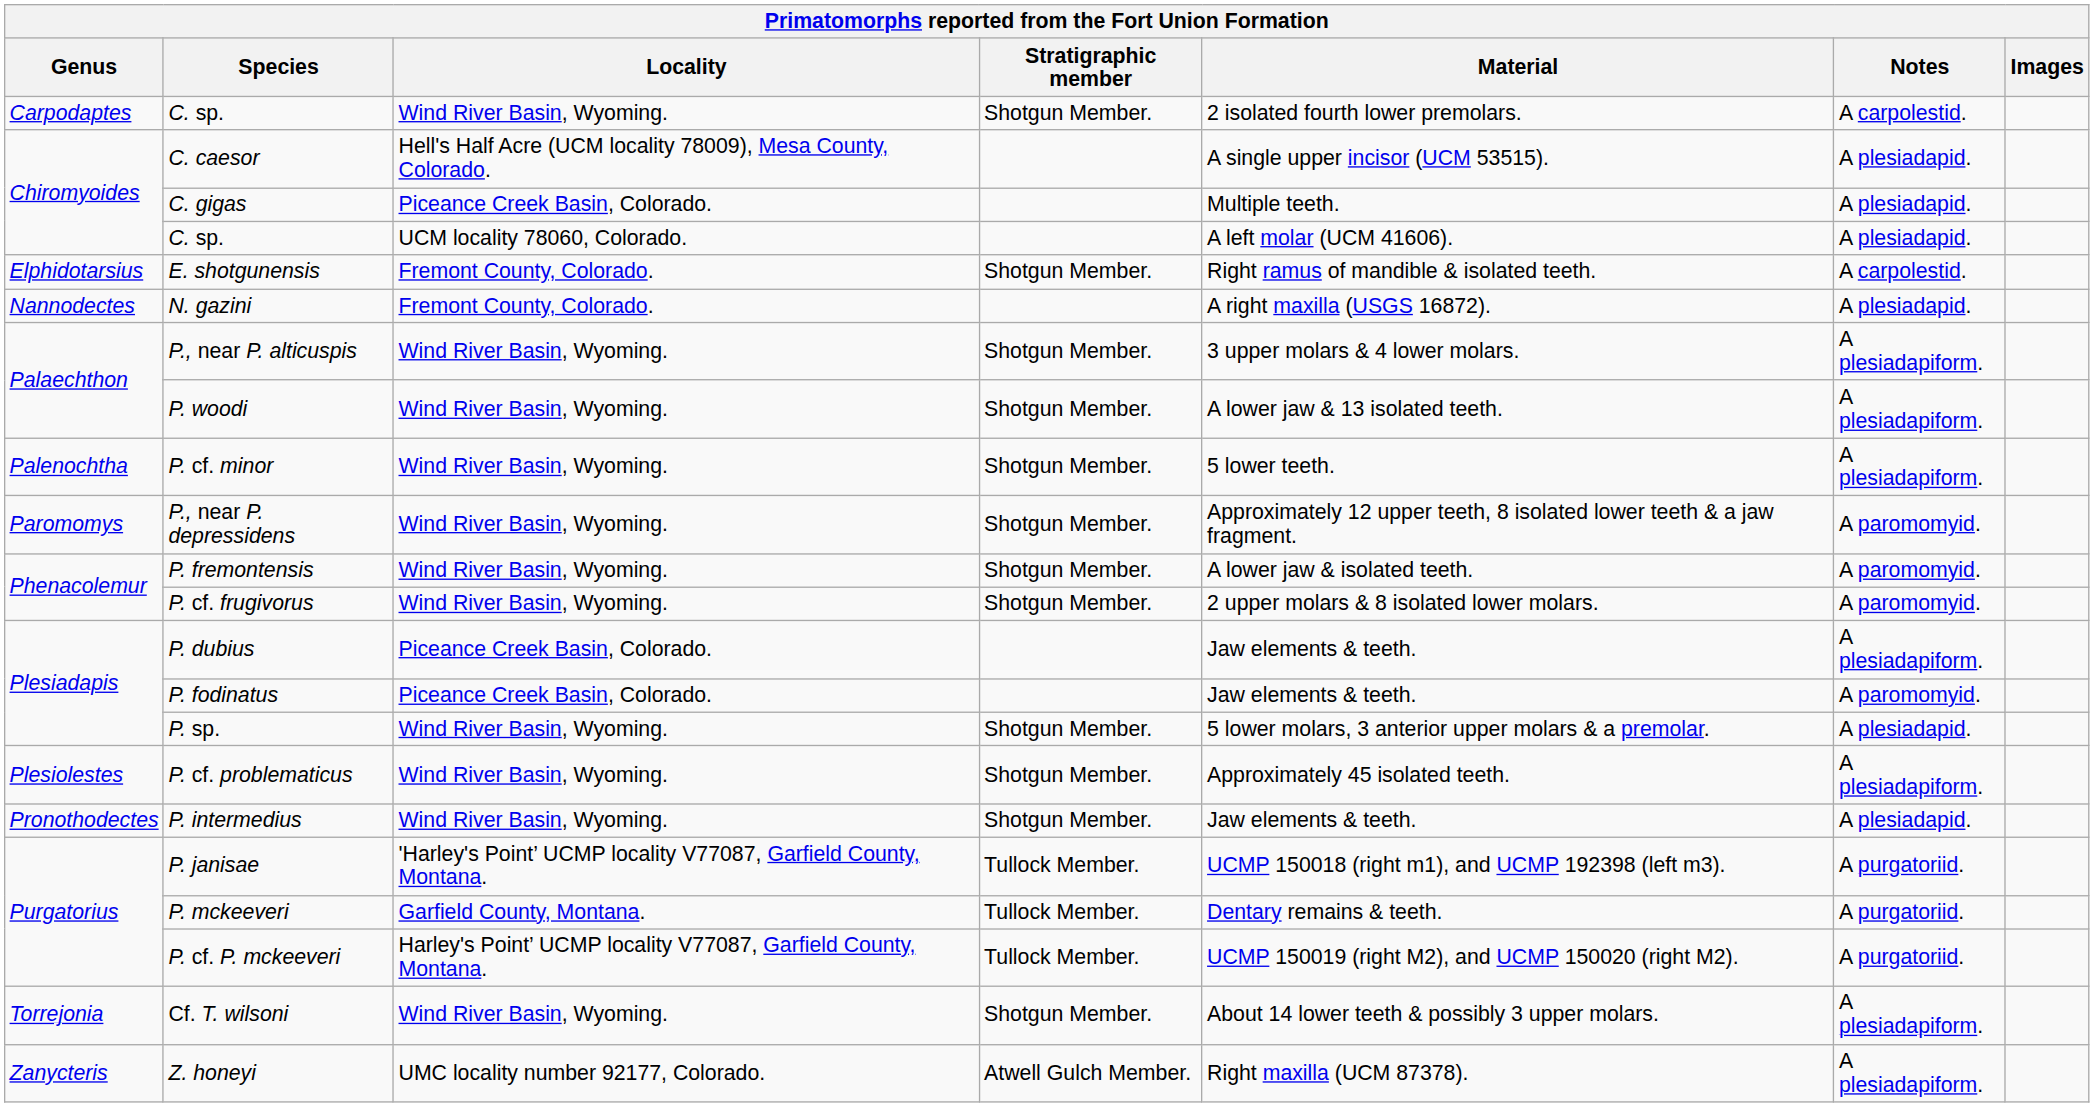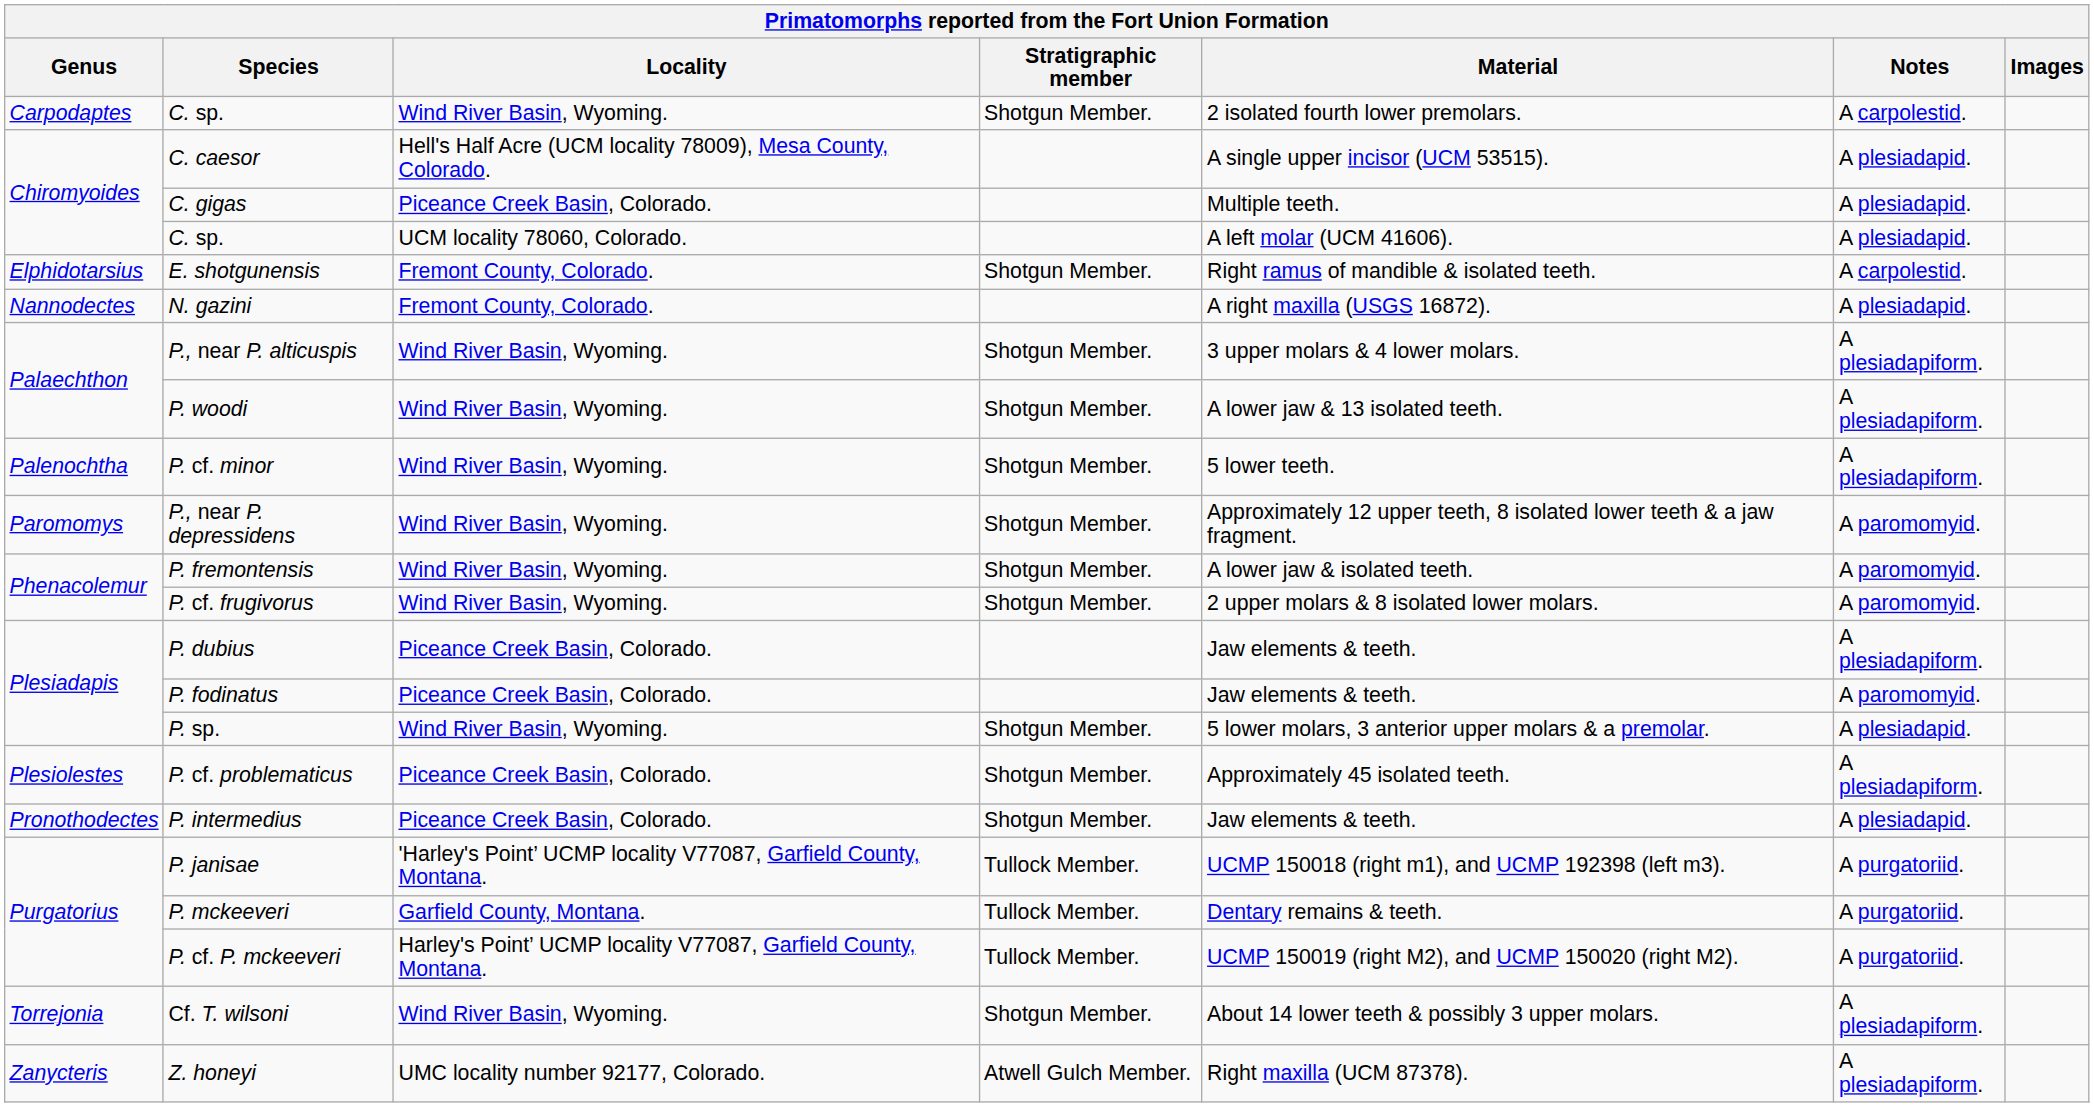(533, 774) Wind River Basin, Wyoming. -> (555, 774) Piceance Creek Basin, Colorado.
(533, 820) Wind River Basin, Wyoming. -> (555, 820) Piceance Creek Basin, Colorado.
